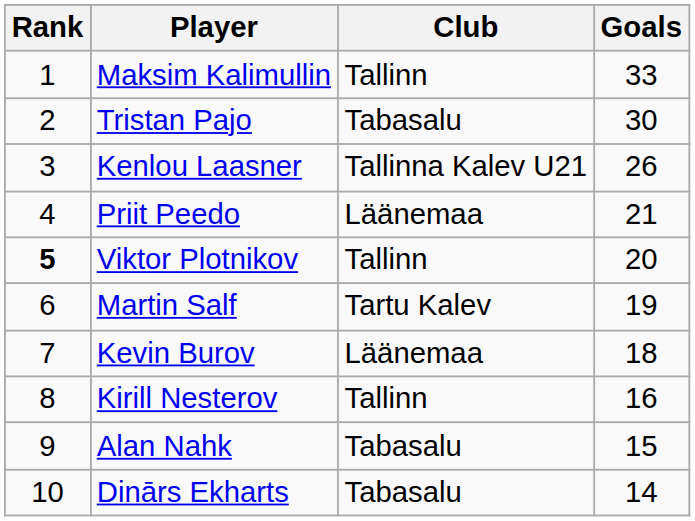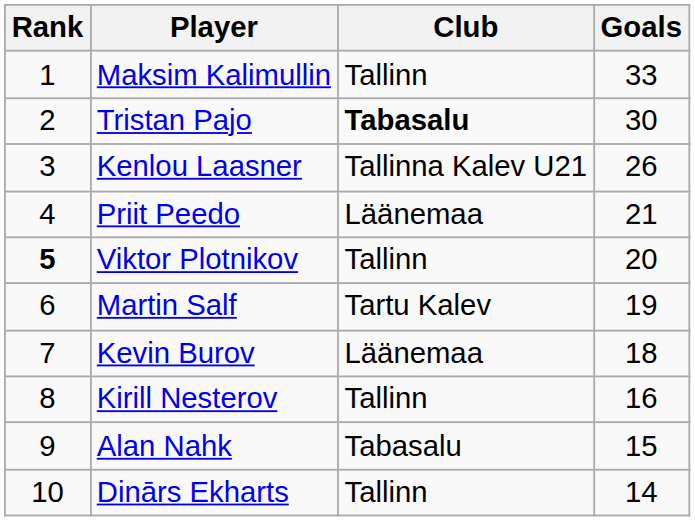(403, 120) normal -> (407, 120) bold
(403, 492) Tabasalu -> (386, 492) Tallinn
